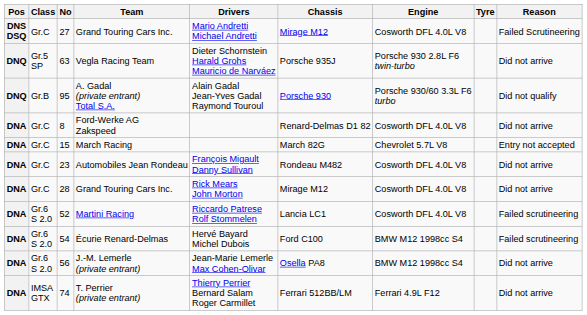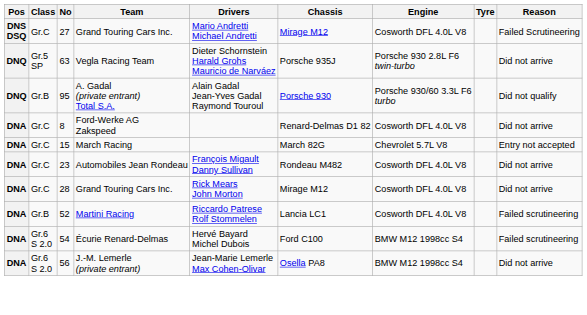(42, 214) Gr.6 S 2.0 -> (40, 214) Gr.B
- row: (65, 293)
